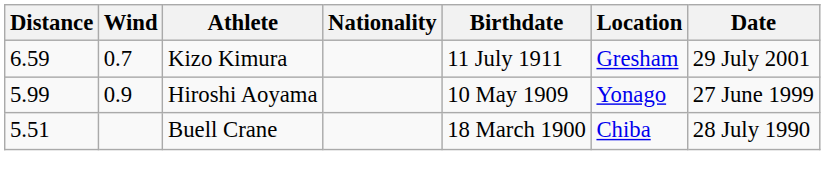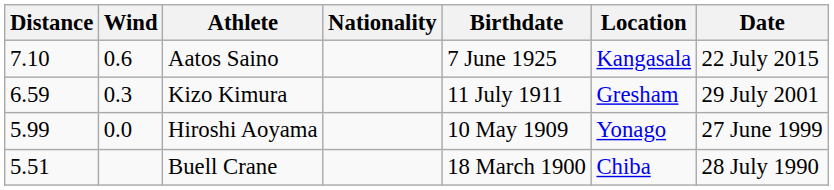+ row: (223, 58)
(118, 58) 0.7 -> (118, 94) 0.3
(118, 94) 0.9 -> (118, 130) 0.0
